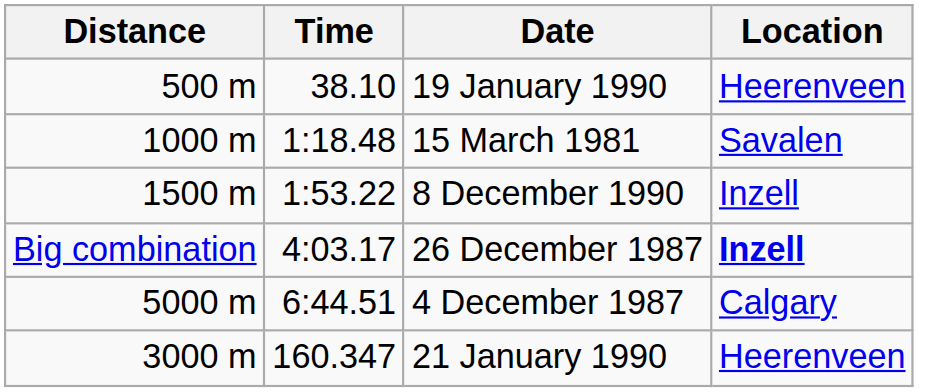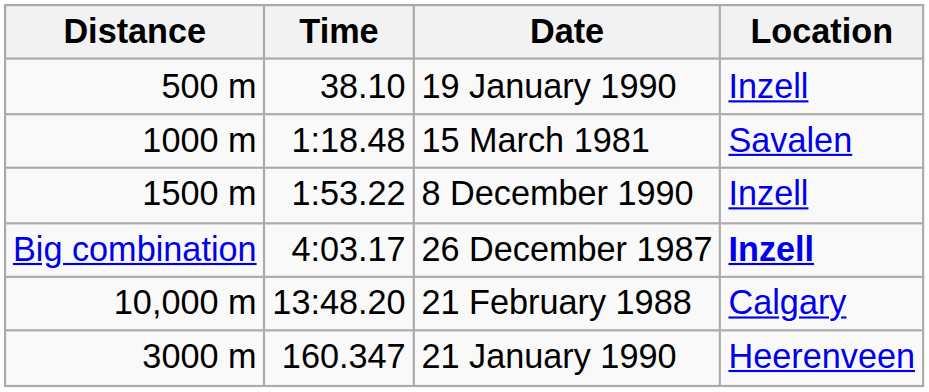(812, 85) Heerenveen -> (768, 85) Inzell
- row: (548, 303)
+ row: (557, 303)
